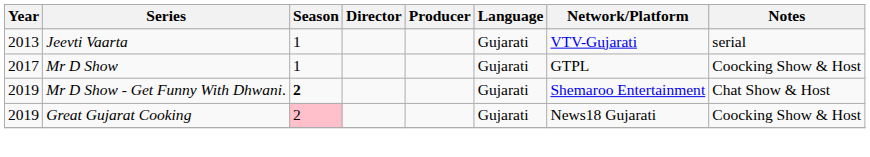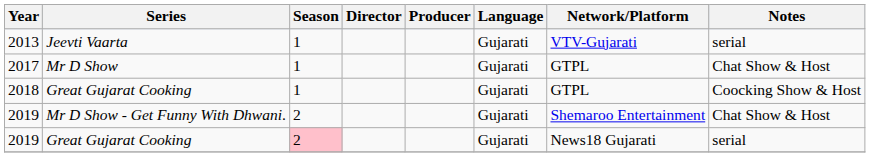(787, 66) Coocking Show & Host -> (771, 66) Chat Show & Host
+ row: (24, 90)
(297, 90) bold -> (297, 115) normal
(787, 115) Coocking Show & Host -> (729, 139) serial
